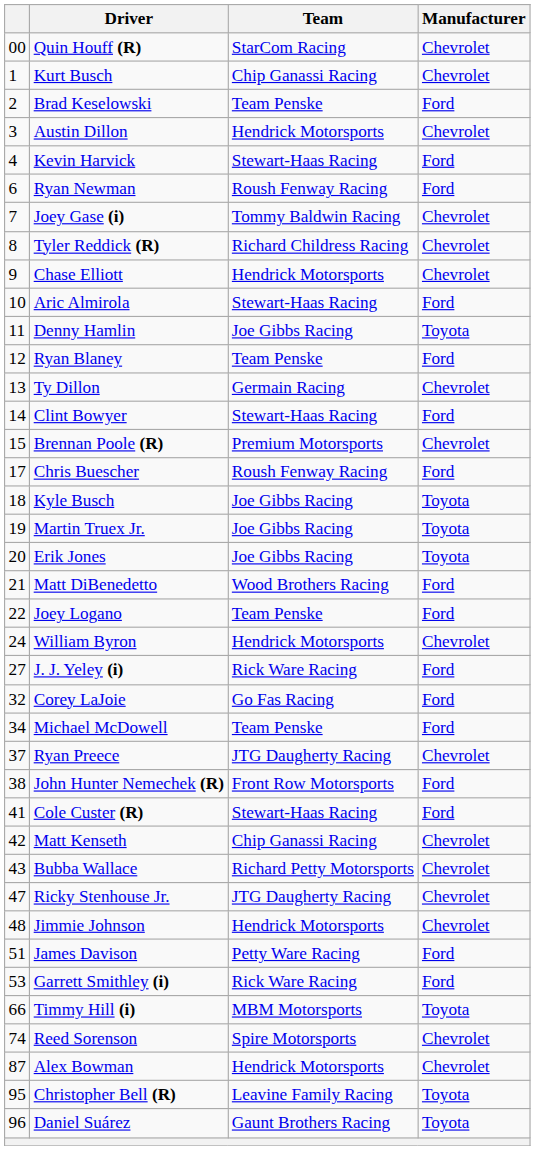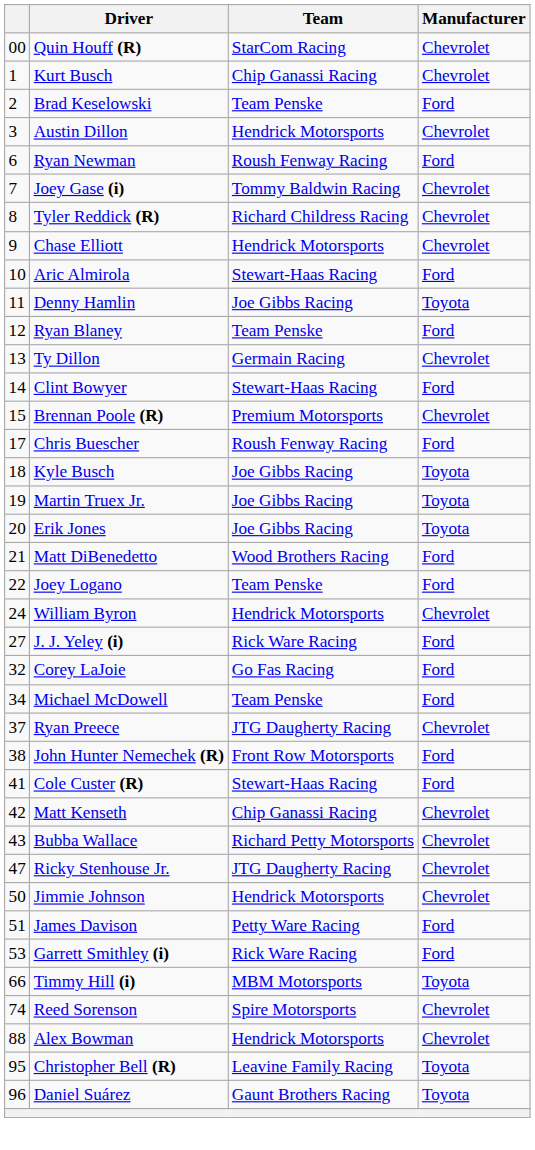- row: (84, 160)
(17, 925) 48 -> (17, 896) 50
(17, 1066) 87 -> (17, 1038) 88
